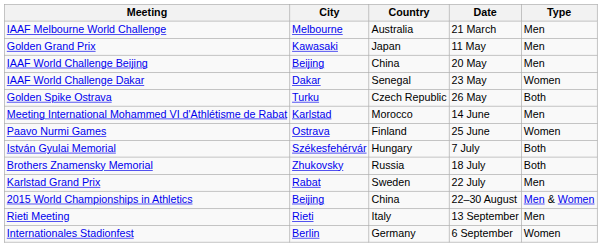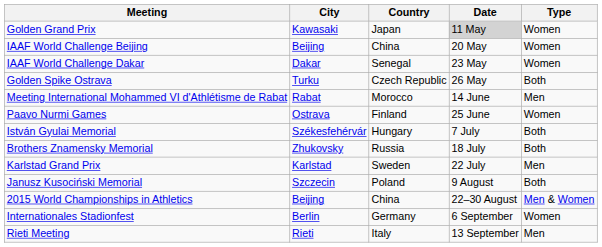- row: (87, 30)
(469, 47) no background -> (469, 30) lightgrey background
(534, 47) Men -> (542, 30) Women
(534, 64) Men -> (542, 47) Women
(312, 115) Karlstad -> (306, 98) Rabat
(306, 183) Rabat -> (312, 166) Karlstad
+ row: (74, 183)
rows swapped: (70, 234) <-> (38, 217)
